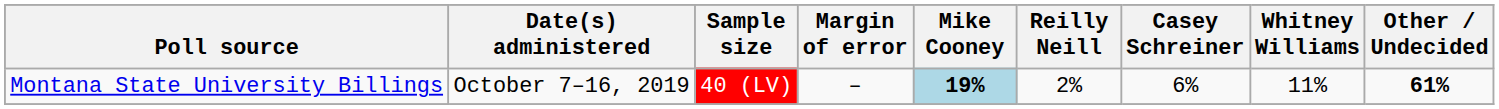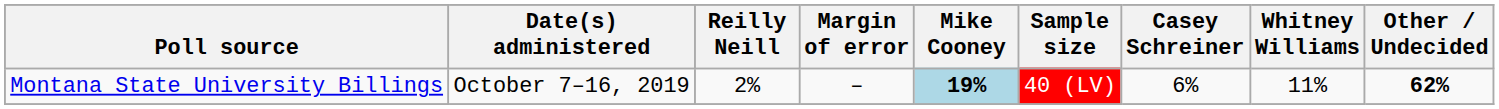columns swapped: (746, 36) <-> (1069, 36)
(1429, 86) 61% -> (1429, 86) 62%
